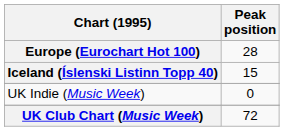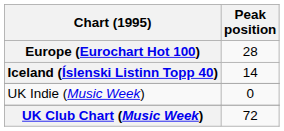(250, 72) 15 -> (250, 72) 14
